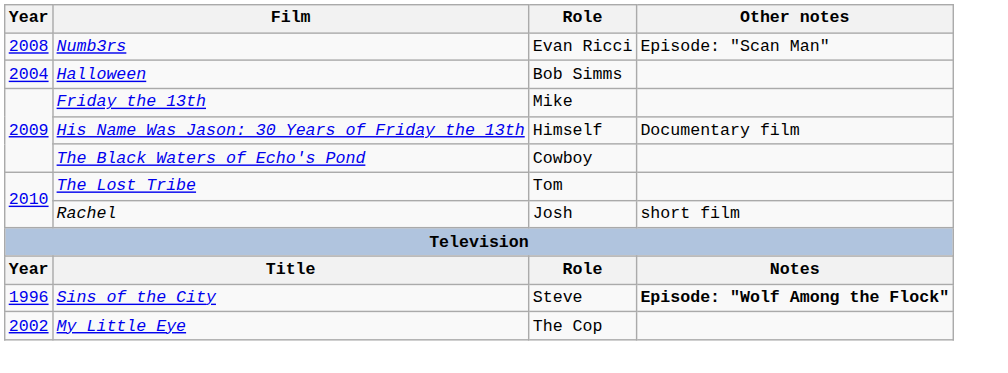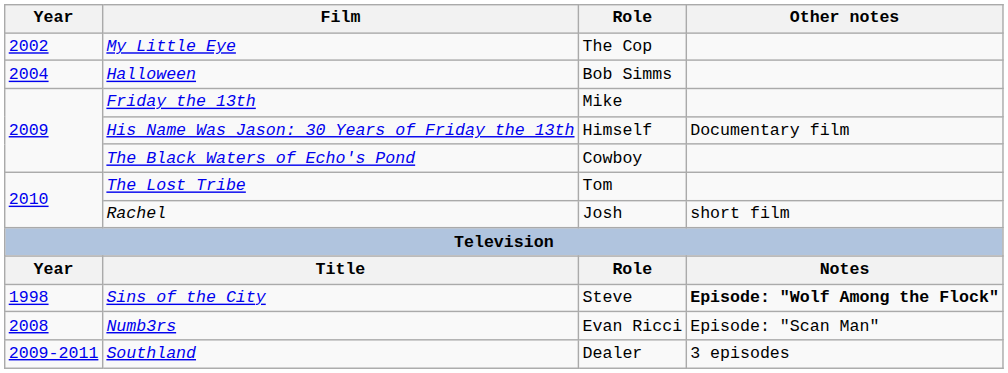rows swapped: (121, 325) <-> (91, 46)
(29, 297) 1996 -> (29, 297) 1998
+ row: (151, 353)
